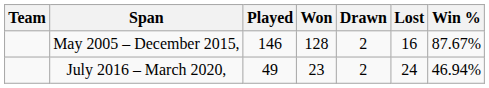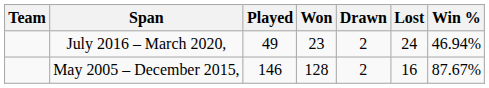rows swapped: (146, 44) <-> (146, 70)
